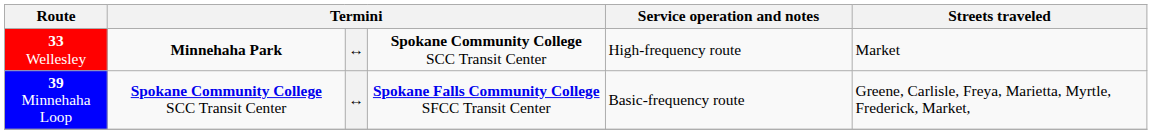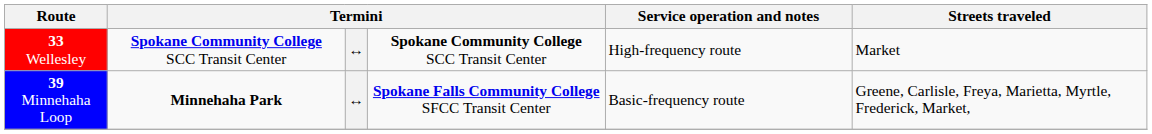(226, 49) Minnehaha Park -> (226, 49) Spokane Community College SCC Transit Center
(226, 99) Spokane Community College SCC Transit Center -> (226, 99) Minnehaha Park
